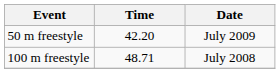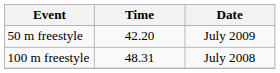(140, 57) 48.71 -> (140, 57) 48.31
